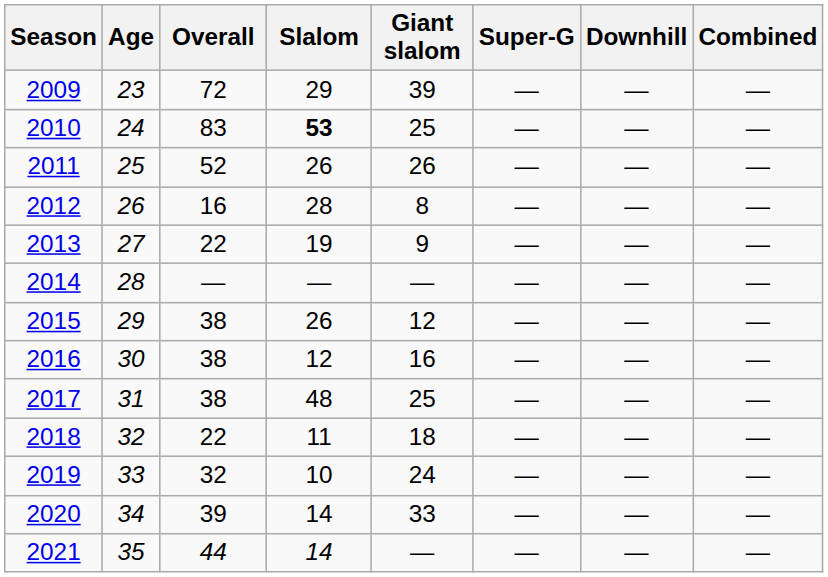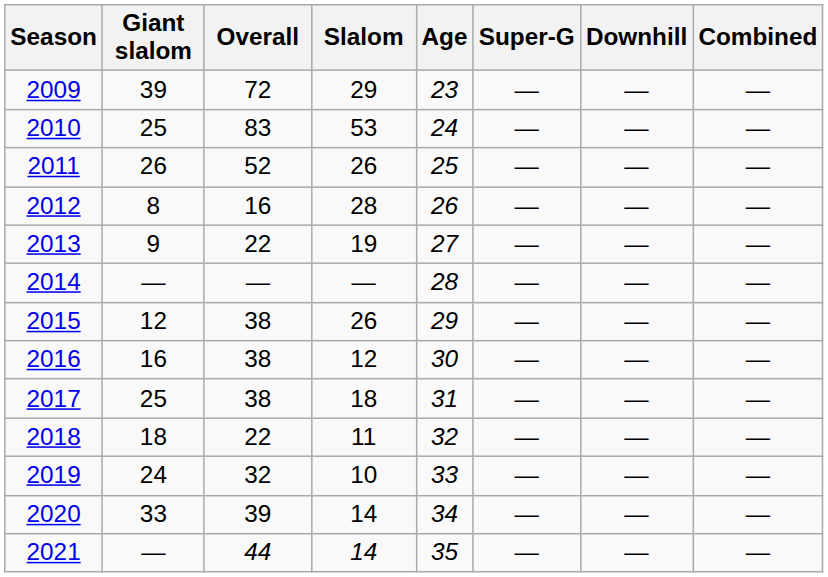columns swapped: (131, 37) <-> (422, 37)
(319, 128) bold -> (364, 128) normal
(319, 398) 48 -> (364, 398) 18
